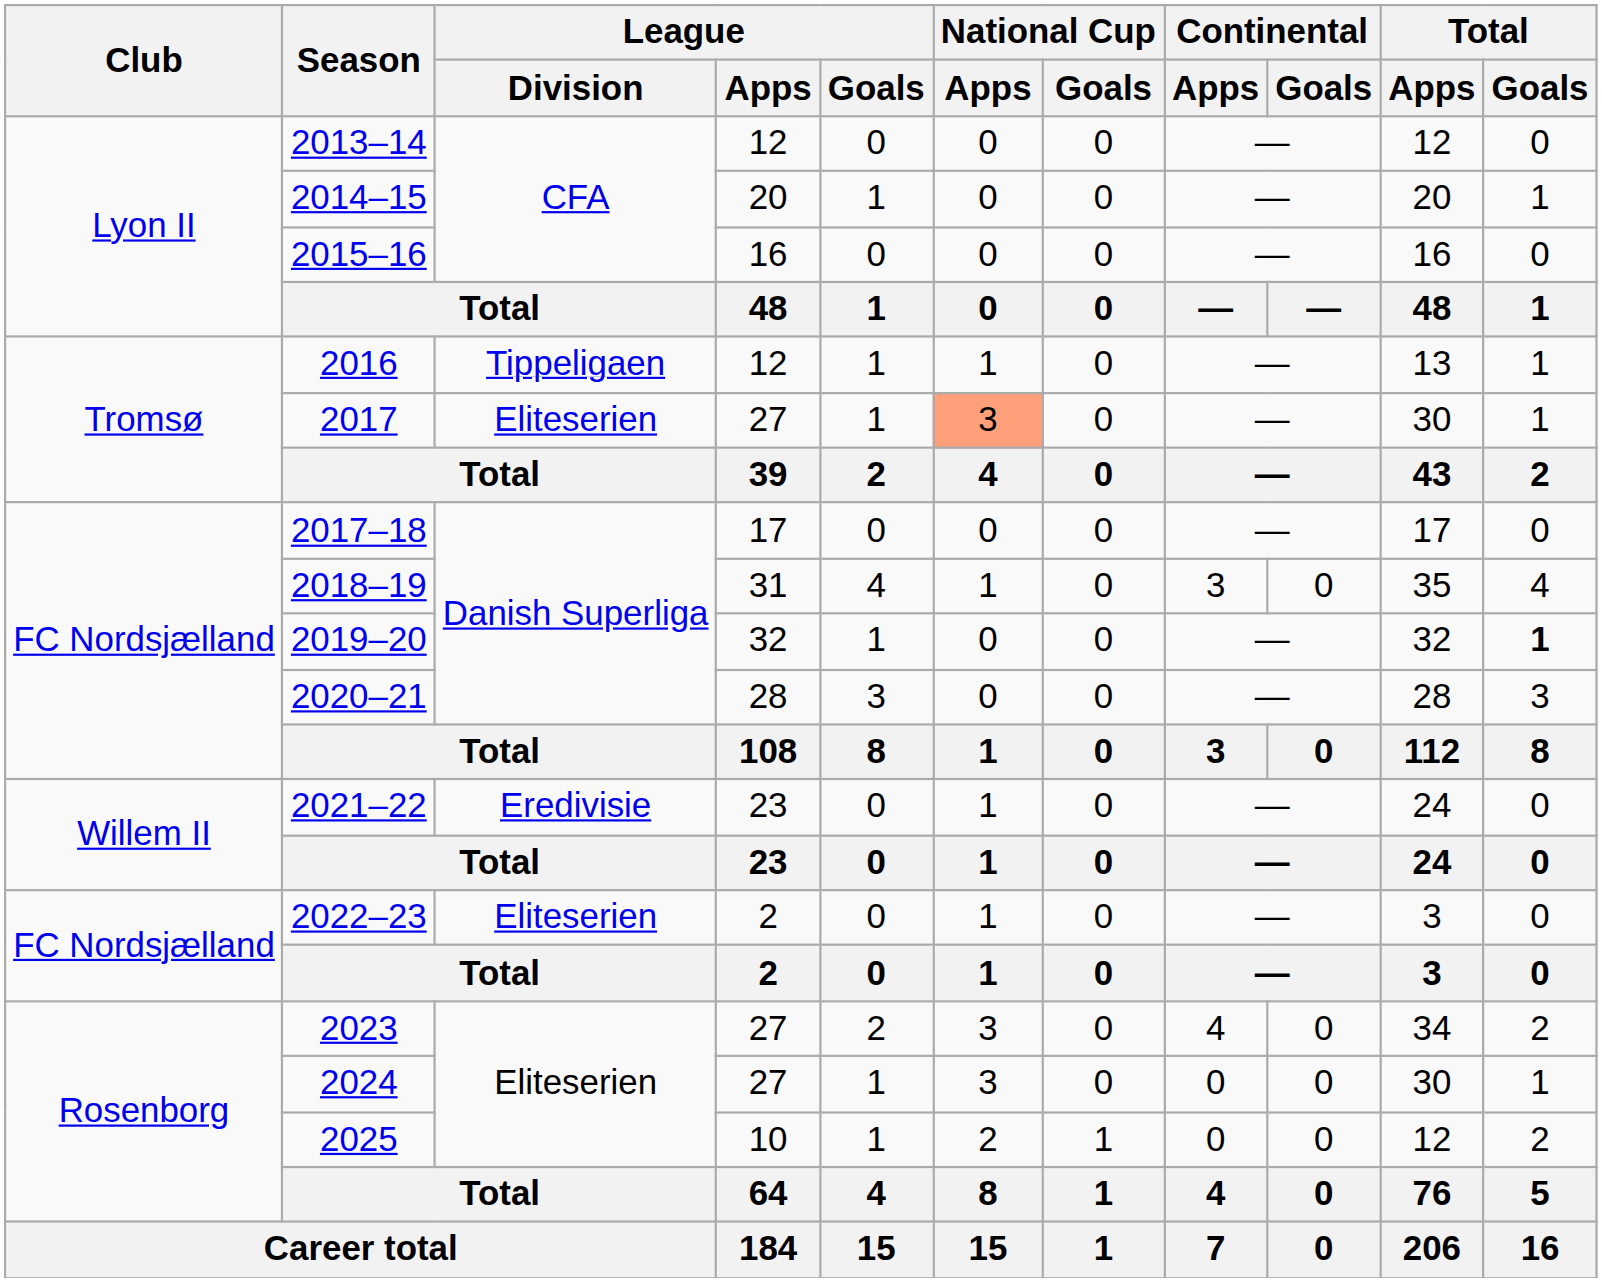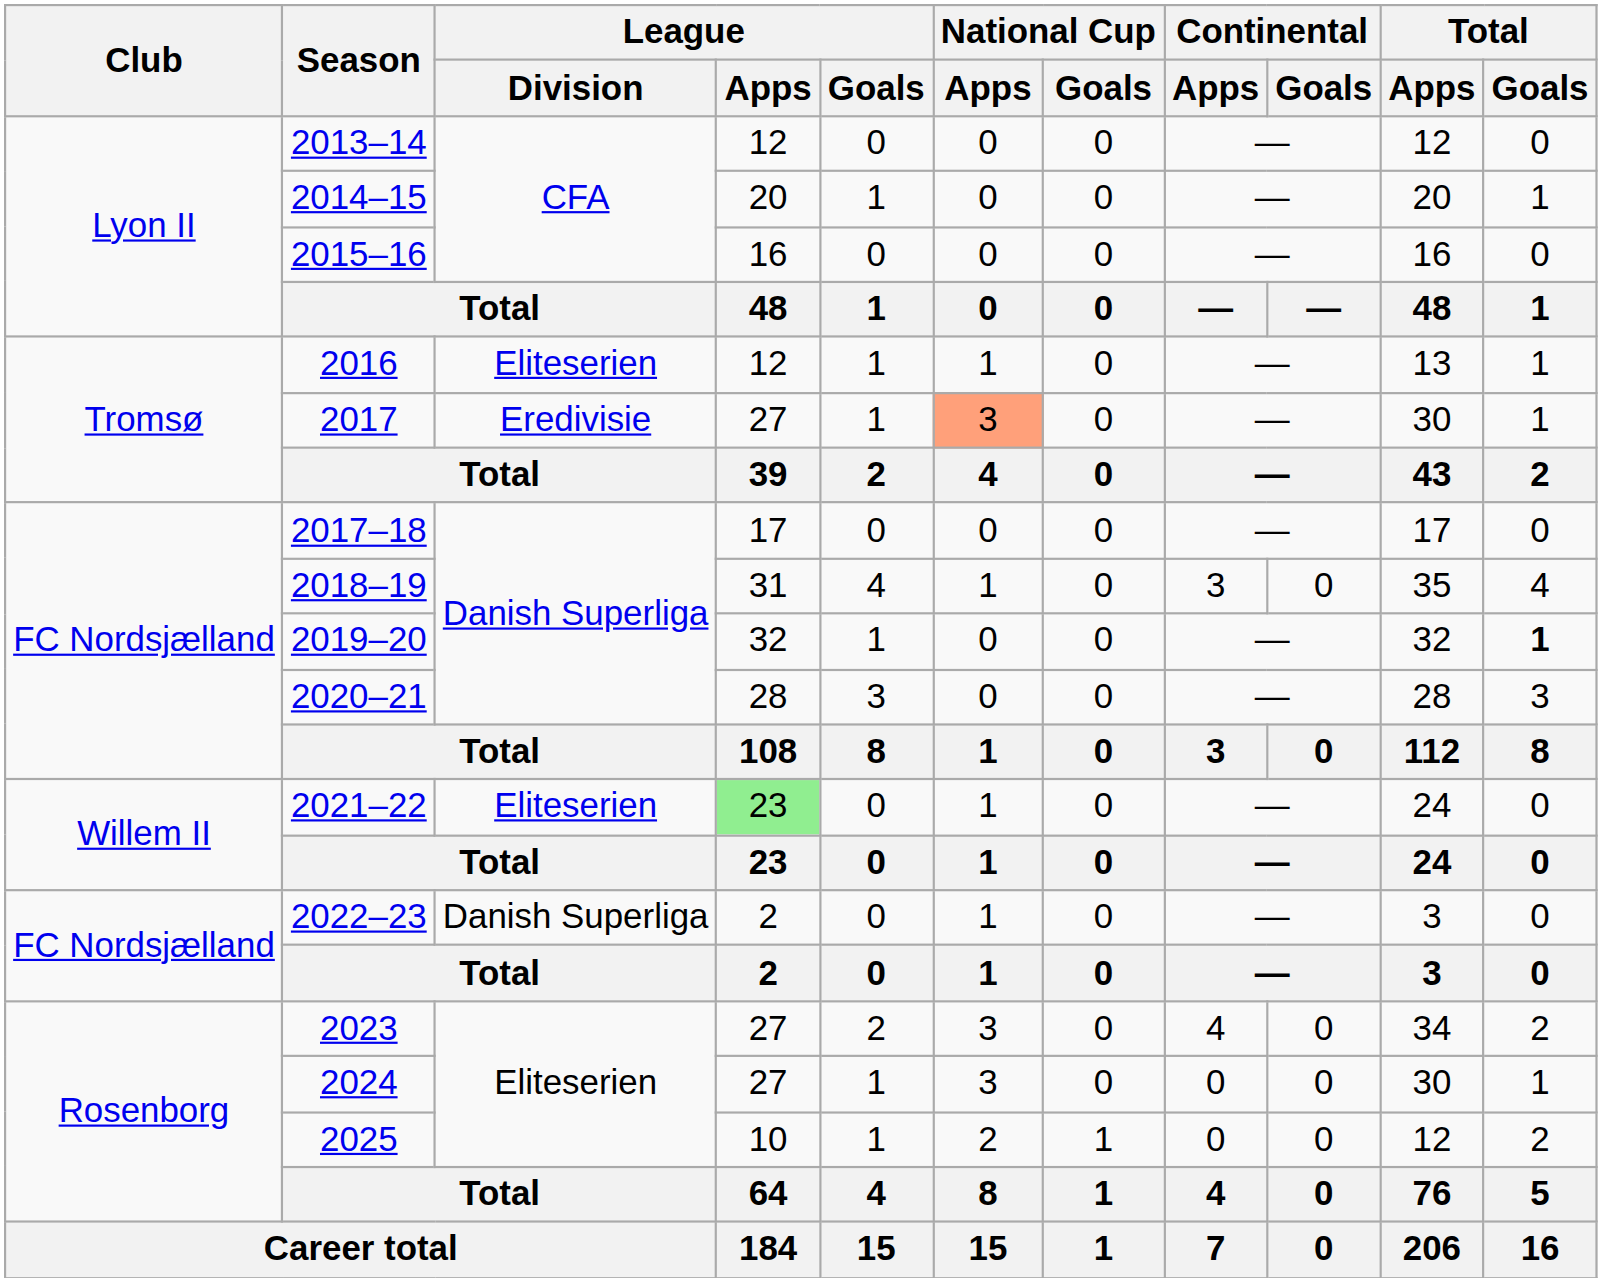(576, 364) Tippeligaen -> (576, 364) Eliteserien
(576, 419) Eliteserien -> (576, 419) Eredivisie
(576, 806) Eredivisie -> (576, 806) Eliteserien
(768, 806) no background -> (768, 806) lightgreen background
(576, 917) Eliteserien -> (576, 917) Danish Superliga
